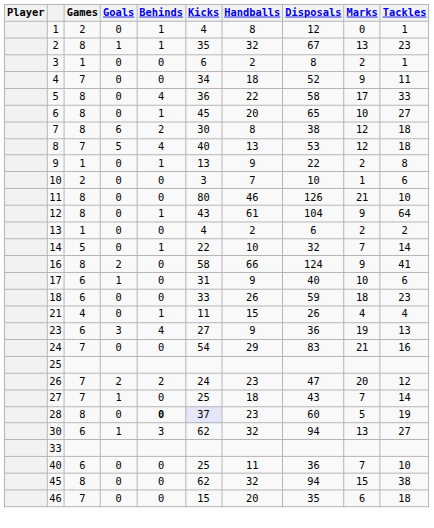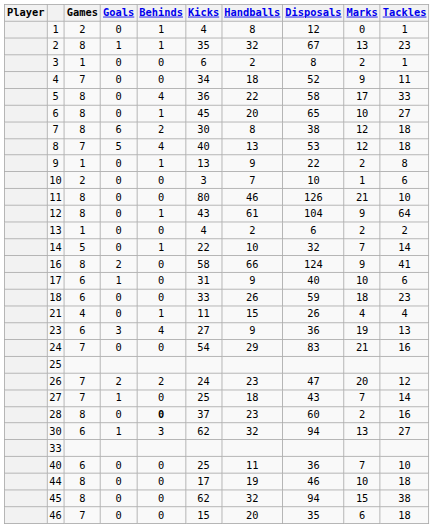(204, 415) lavender background -> (204, 415) no background
(362, 415) 5 -> (362, 415) 2
(405, 415) 19 -> (405, 415) 16
+ row: (56, 482)
